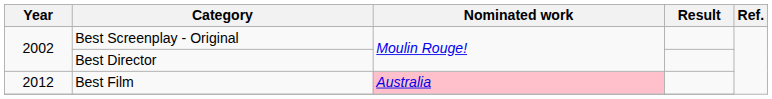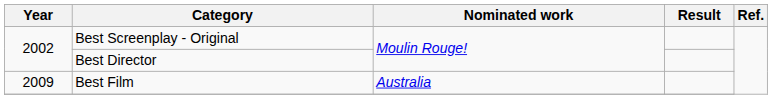(38, 82) 2012 -> (38, 82) 2009
(404, 82) pink background -> (404, 82) no background
